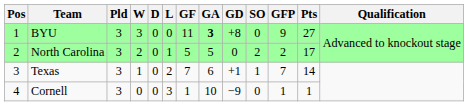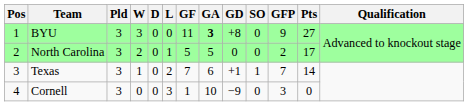(257, 52) 2 -> (257, 52) 0
(283, 91) 1 -> (283, 91) 3
(309, 91) 1 -> (309, 91) 0
